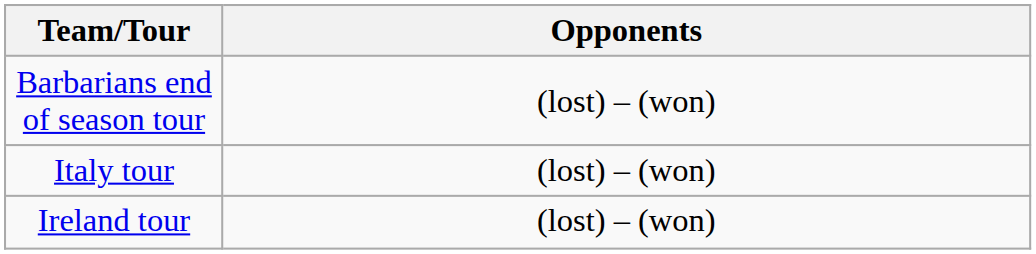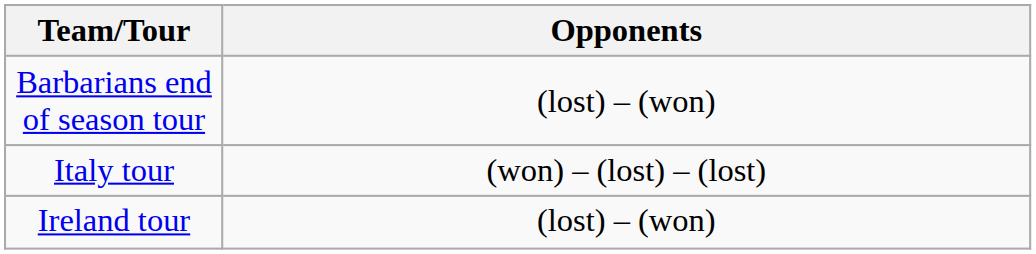(626, 169) (lost) – (won) -> (626, 169) (won) – (lost) – (lost)
